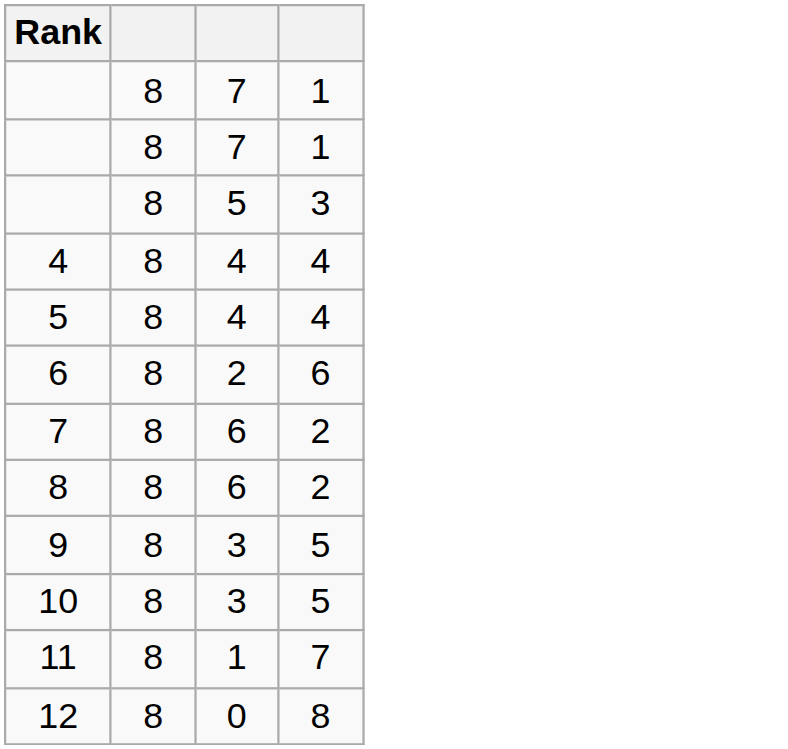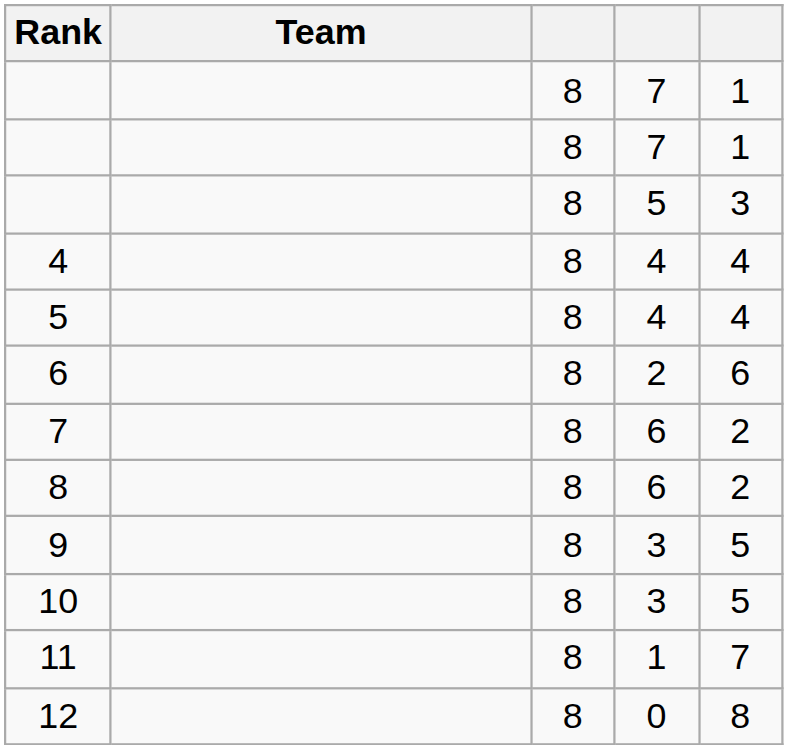+ column: (321, 32)
